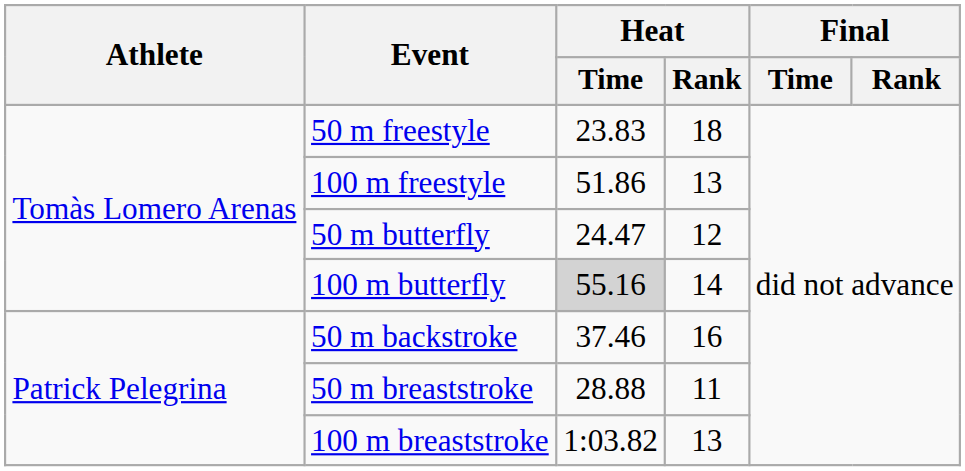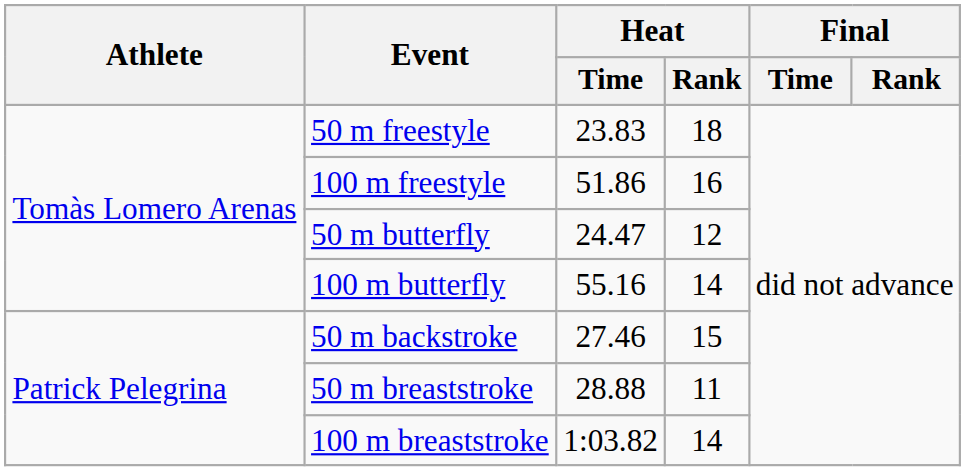(707, 182) 13 -> (707, 182) 16
(611, 285) lightgrey background -> (611, 285) no background
(611, 337) 37.46 -> (611, 337) 27.46
(707, 337) 16 -> (707, 337) 15
(707, 440) 13 -> (707, 440) 14
